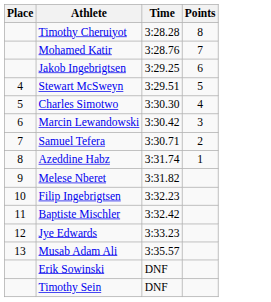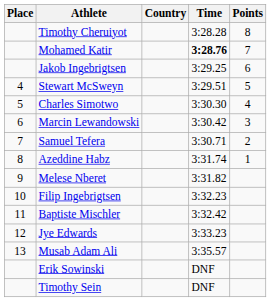+ column: (165, 13)
(162, 50) normal -> (209, 50) bold
